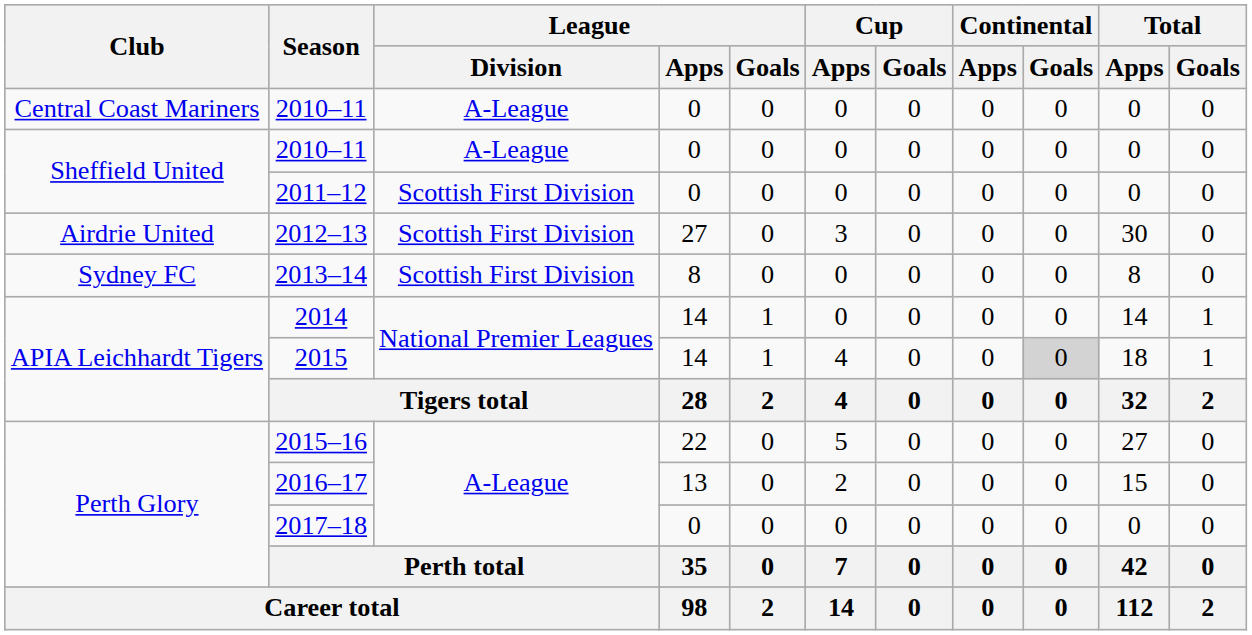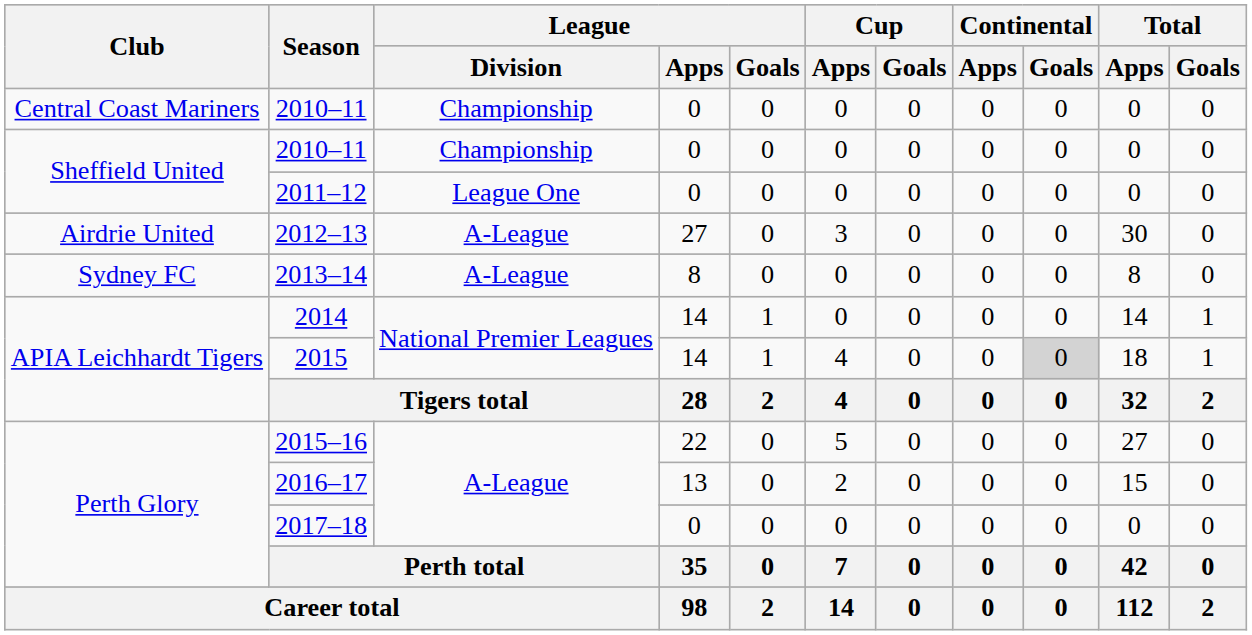(516, 108) A-League -> (516, 108) Championship
(516, 150) A-League -> (516, 150) Championship
(516, 191) Scottish First Division -> (516, 191) League One
(516, 233) Scottish First Division -> (516, 233) A-League
(516, 274) Scottish First Division -> (516, 274) A-League
